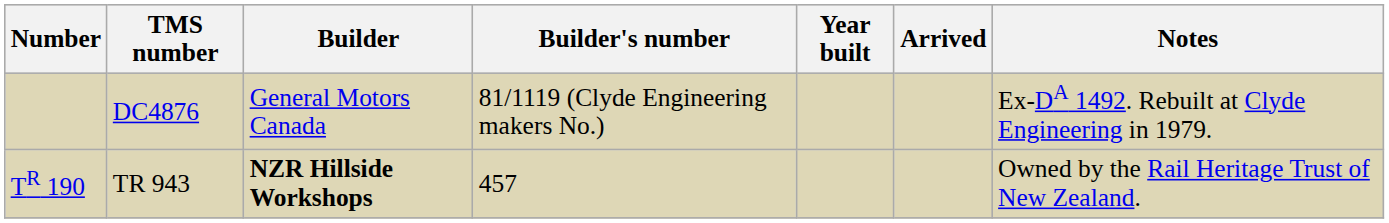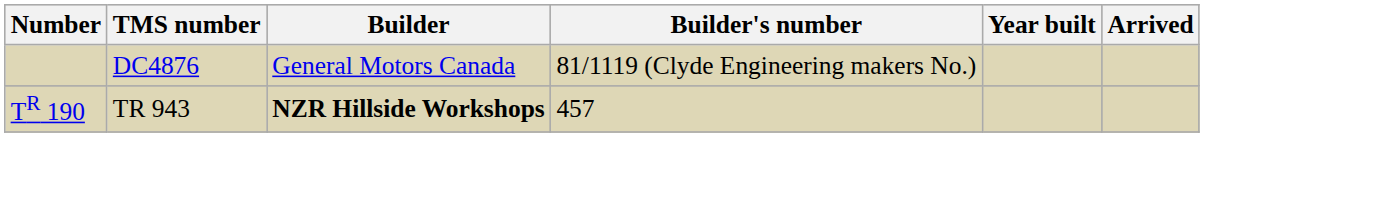- column: (1188, 38)
